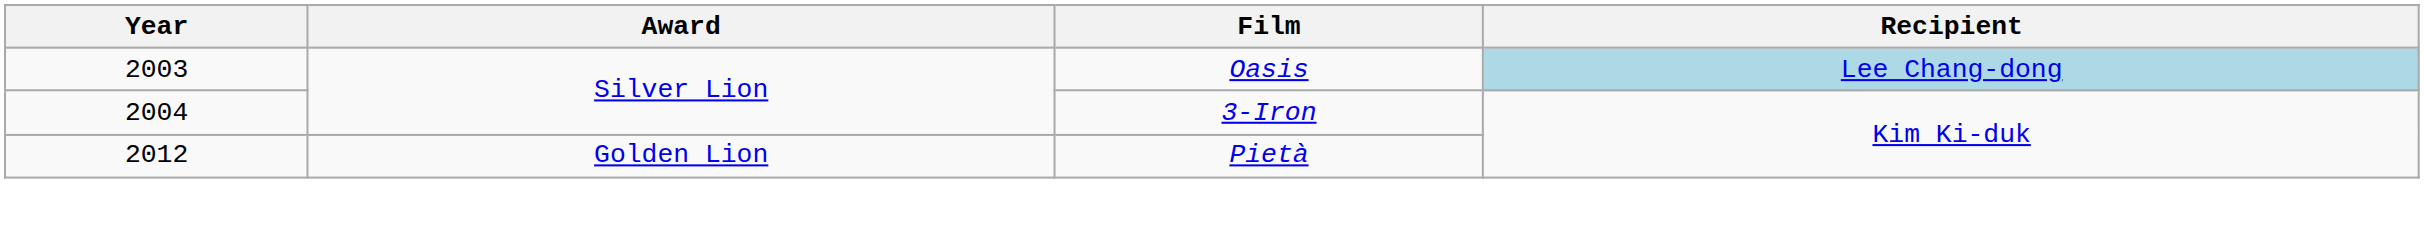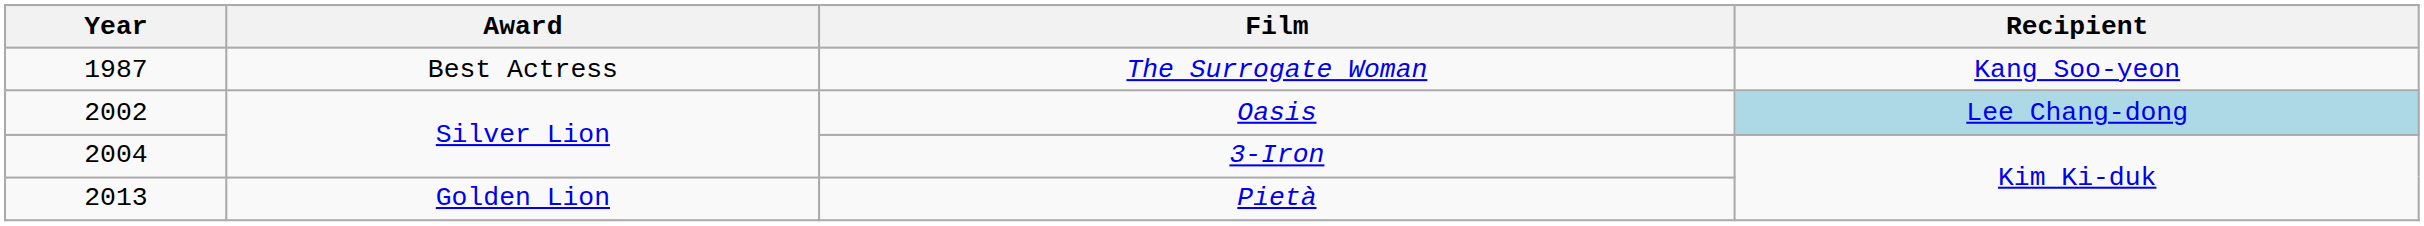+ row: (1277, 70)
(157, 70) 2003 -> (116, 113) 2002
(157, 156) 2012 -> (116, 199) 2013
